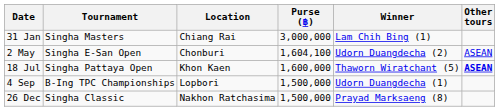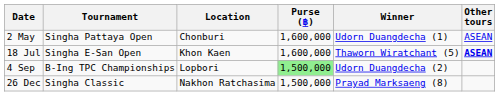- row: (24, 38)
(93, 53) Singha E-San Open -> (99, 38) Singha Pattaya Open
(305, 53) 1,604,100 -> (305, 38) 1,600,000
(392, 53) Udorn Duangdecha (2) -> (392, 38) Udorn Duangdecha (1)
(99, 68) Singha Pattaya Open -> (93, 53) Singha E-San Open
(305, 84) no background -> (305, 68) lightgreen background
(392, 84) Udorn Duangdecha (1) -> (392, 68) Udorn Duangdecha (2)
